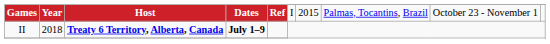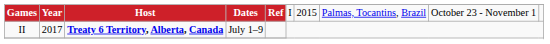(52, 29) 2018 -> (52, 29) 2017
(246, 29) bold -> (246, 29) normal
